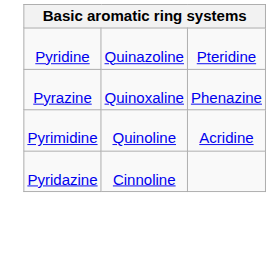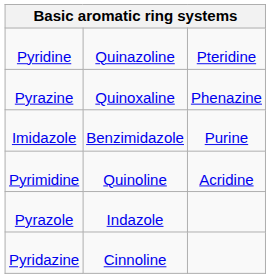+ row: (44, 138)
+ row: (44, 220)
